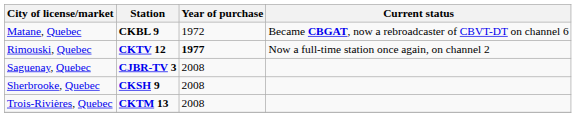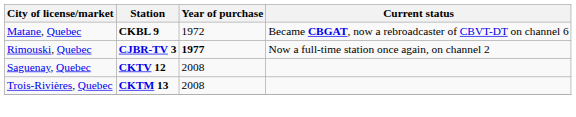(142, 49) CKTV 12 -> (148, 49) CJBR-TV 3
(148, 67) CJBR-TV 3 -> (142, 67) CKTV 12
- row: (53, 85)
